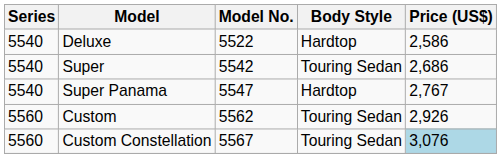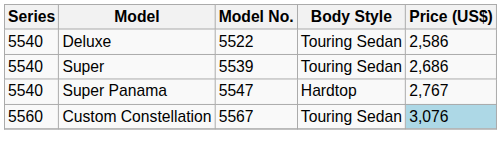(329, 41) Hardtop -> (351, 41) Touring Sedan
(236, 66) 5542 -> (236, 66) 5539
- row: (89, 116)
